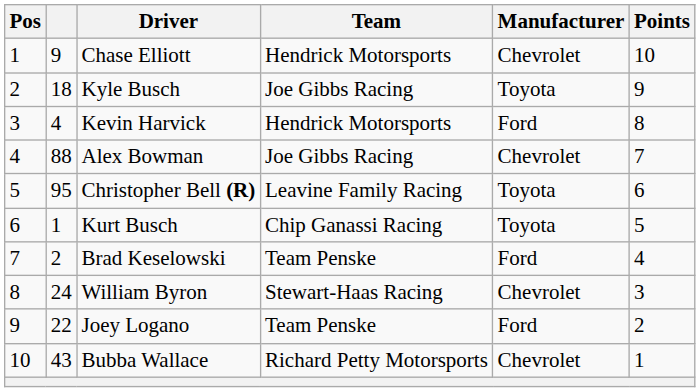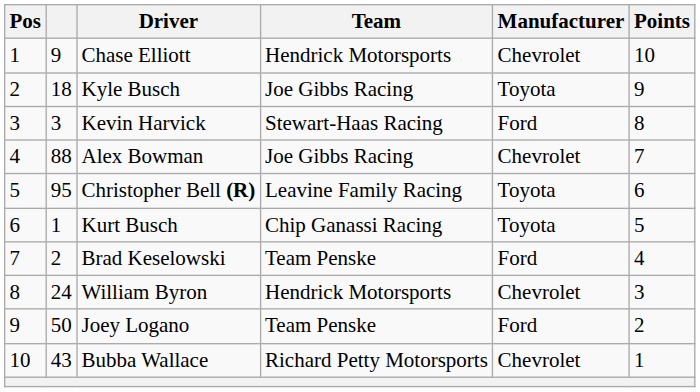(56, 122) 4 -> (56, 122) 3
(358, 122) Hendrick Motorsports -> (354, 122) Stewart-Haas Racing
(354, 291) Stewart-Haas Racing -> (358, 291) Hendrick Motorsports
(61, 325) 22 -> (61, 325) 50
